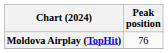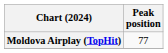(143, 40) 76 -> (143, 40) 77
